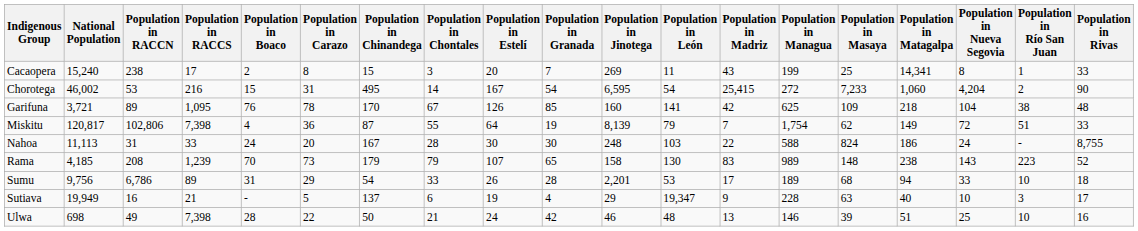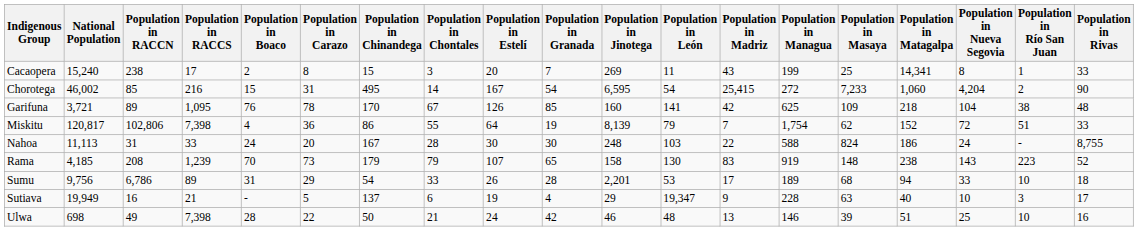(132, 89) 53 -> (132, 89) 85
(368, 125) 87 -> (368, 125) 86
(908, 125) 149 -> (908, 125) 152
(790, 162) 989 -> (790, 162) 919
